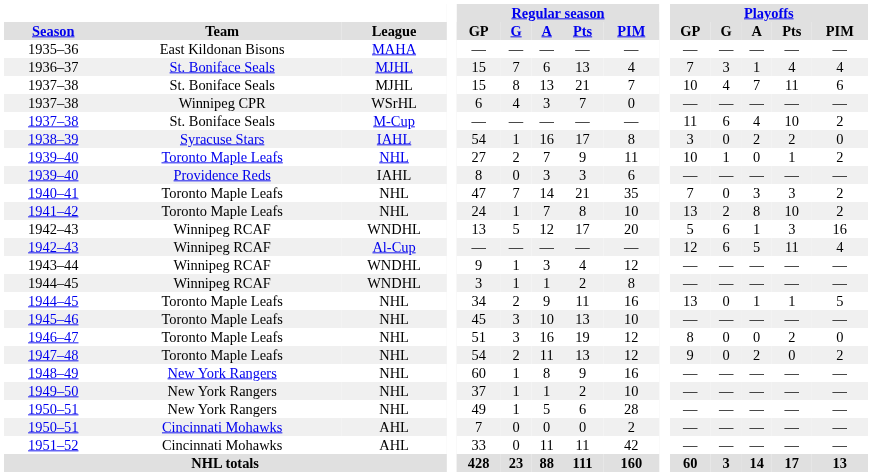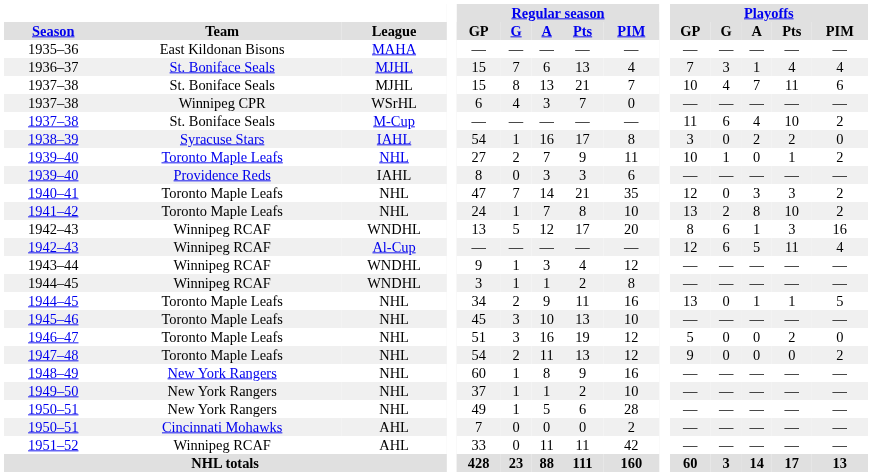(690, 193) 7 -> (690, 193) 12
(690, 229) 5 -> (690, 229) 8
(690, 337) 8 -> (690, 337) 5
(757, 355) 2 -> (757, 355) 0
(222, 445) Cincinnati Mohawks -> (222, 445) Winnipeg RCAF
